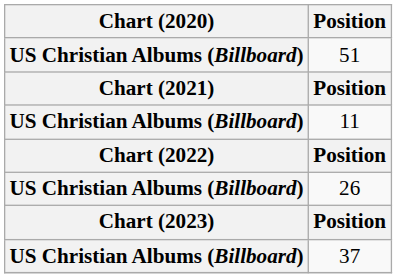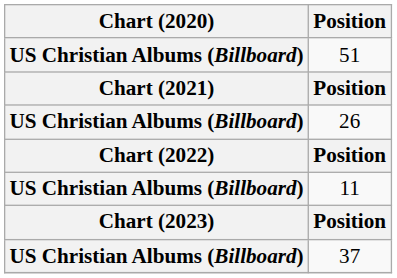rows swapped: (350, 121) <-> (350, 188)
